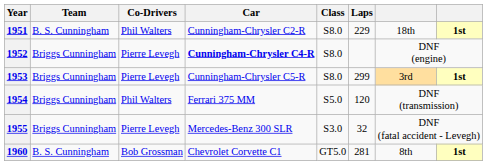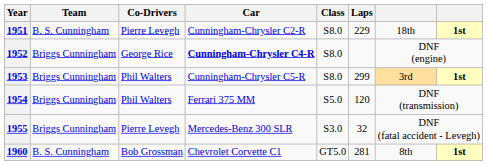(146, 30) Phil Walters -> (150, 30) Pierre Levegh
(150, 53) Pierre Levegh -> (147, 53) George Rice
(150, 76) Pierre Levegh -> (146, 76) Phil Walters
